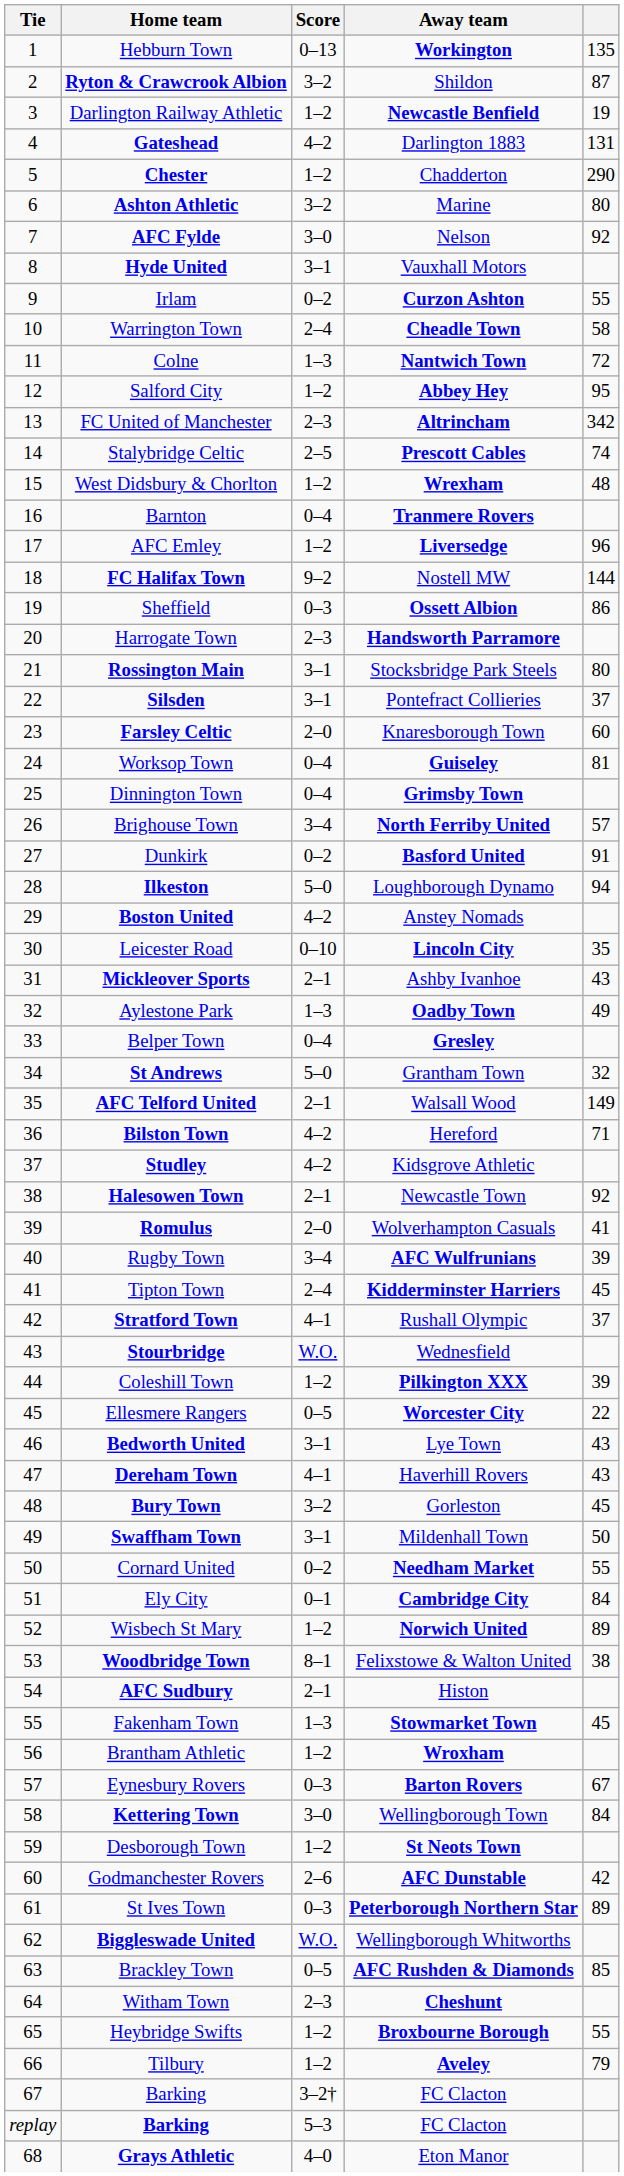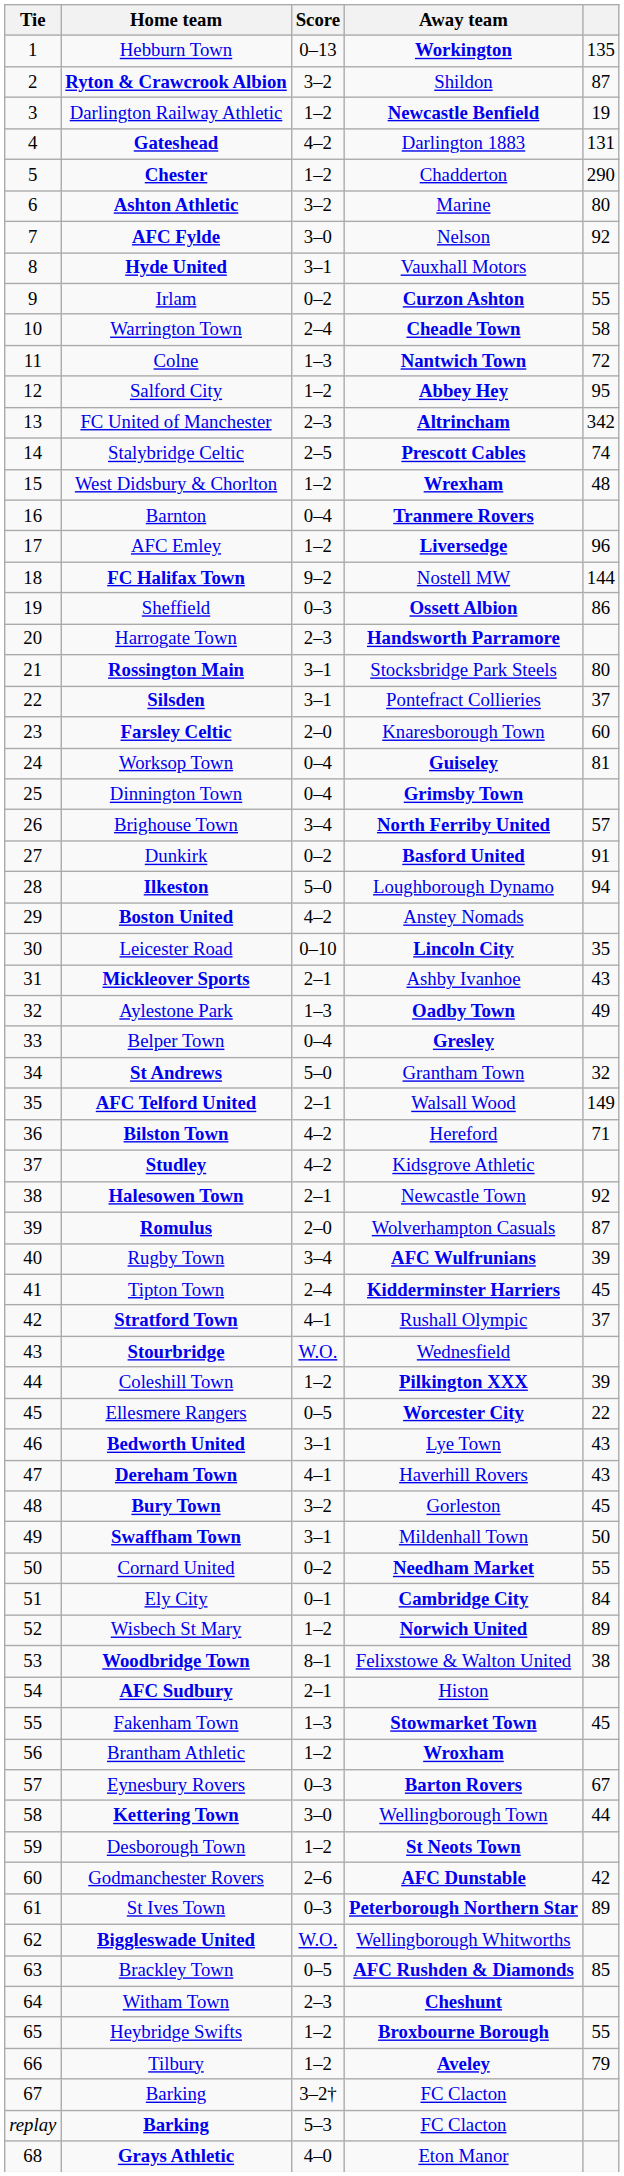(601, 1227) 41 -> (601, 1227) 87
(601, 1815) 84 -> (601, 1815) 44
